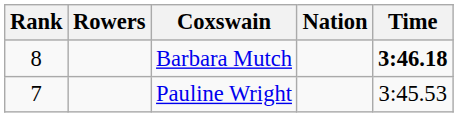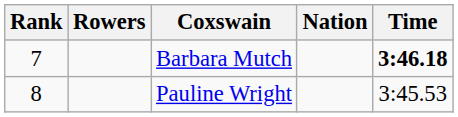(36, 58) 8 -> (36, 58) 7
(36, 93) 7 -> (36, 93) 8
